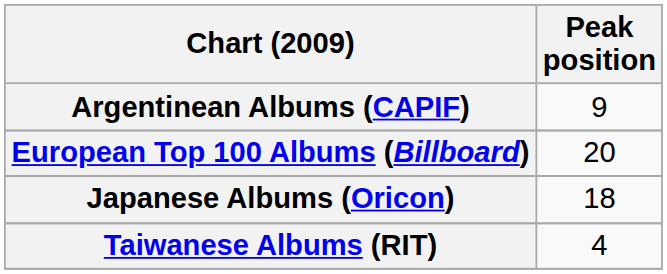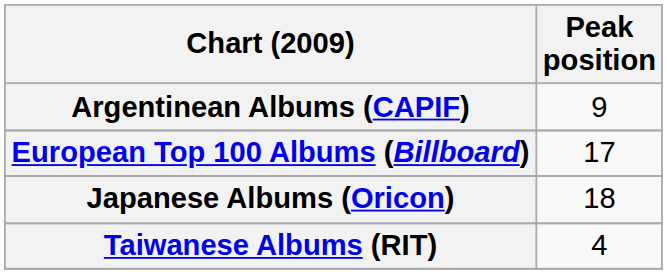(599, 152) 20 -> (599, 152) 17
